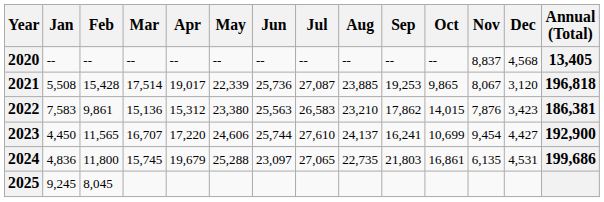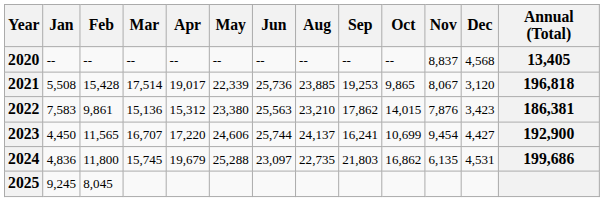- column: (317, 25)
(446, 159) 16,861 -> (403, 159) 16,862
